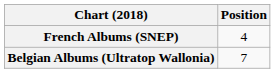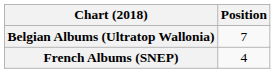rows swapped: (111, 57) <-> (111, 36)
